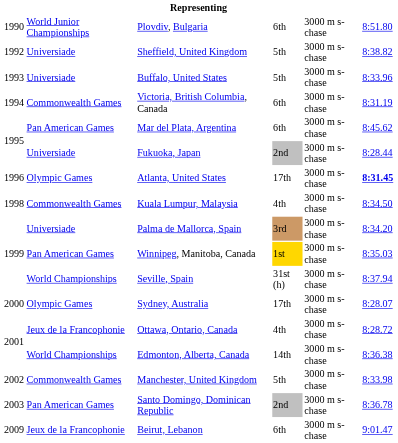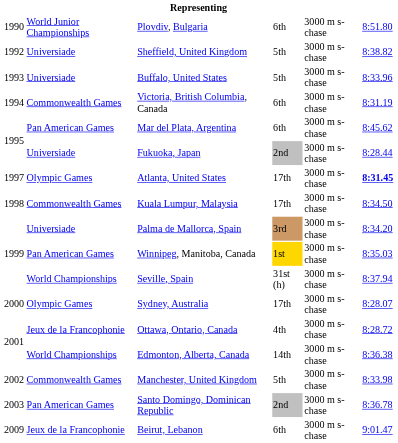(14, 178) 1996 -> (14, 178) 1997
(280, 203) 4th -> (282, 203) 17th
